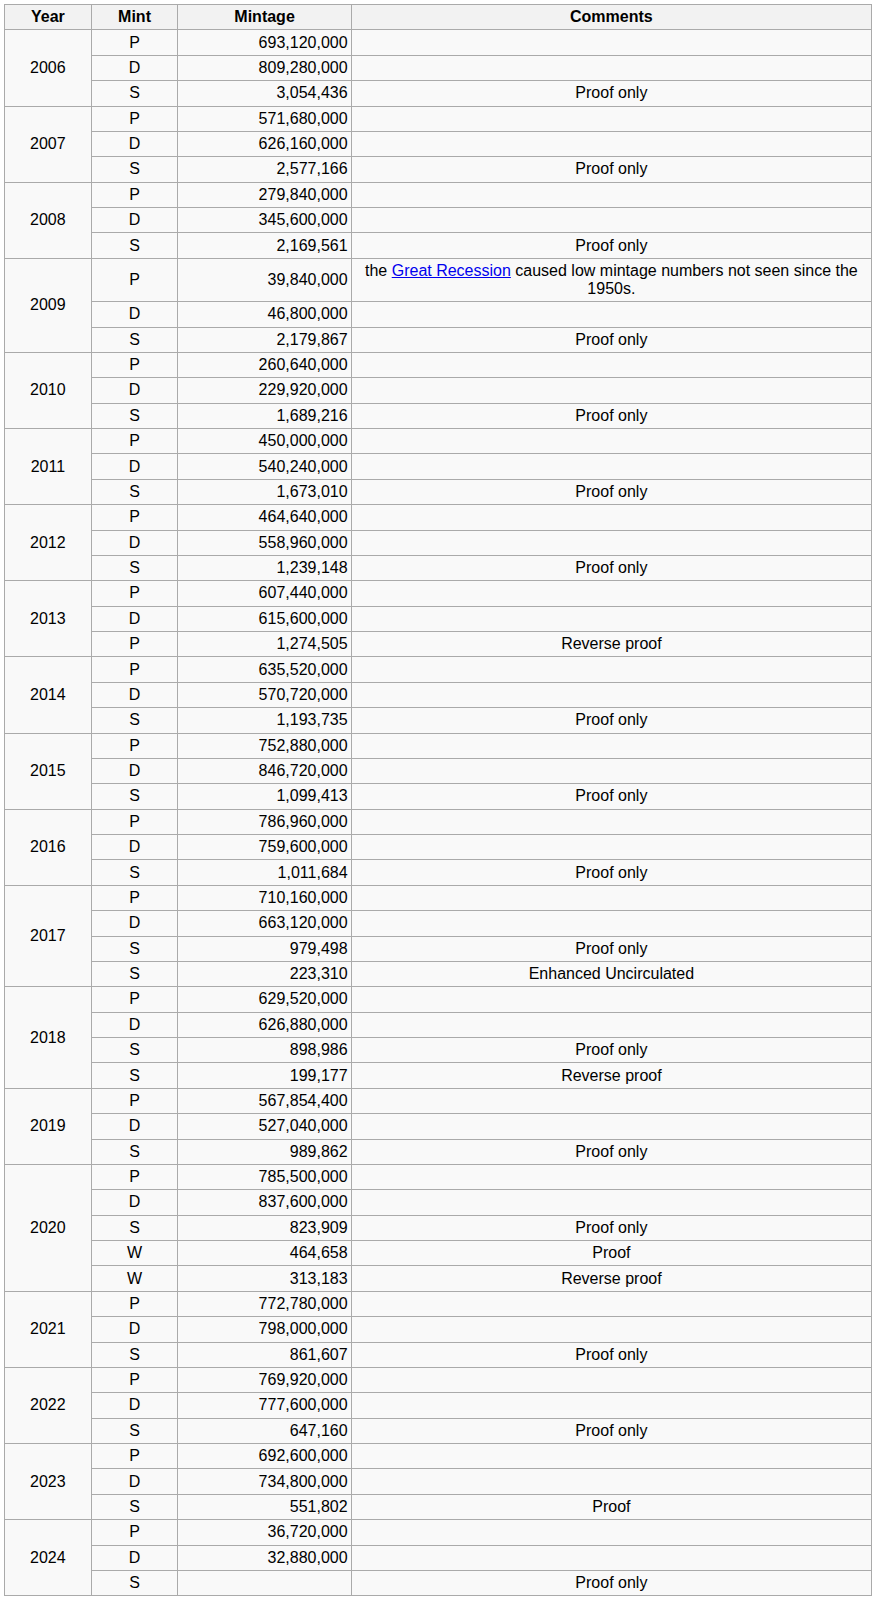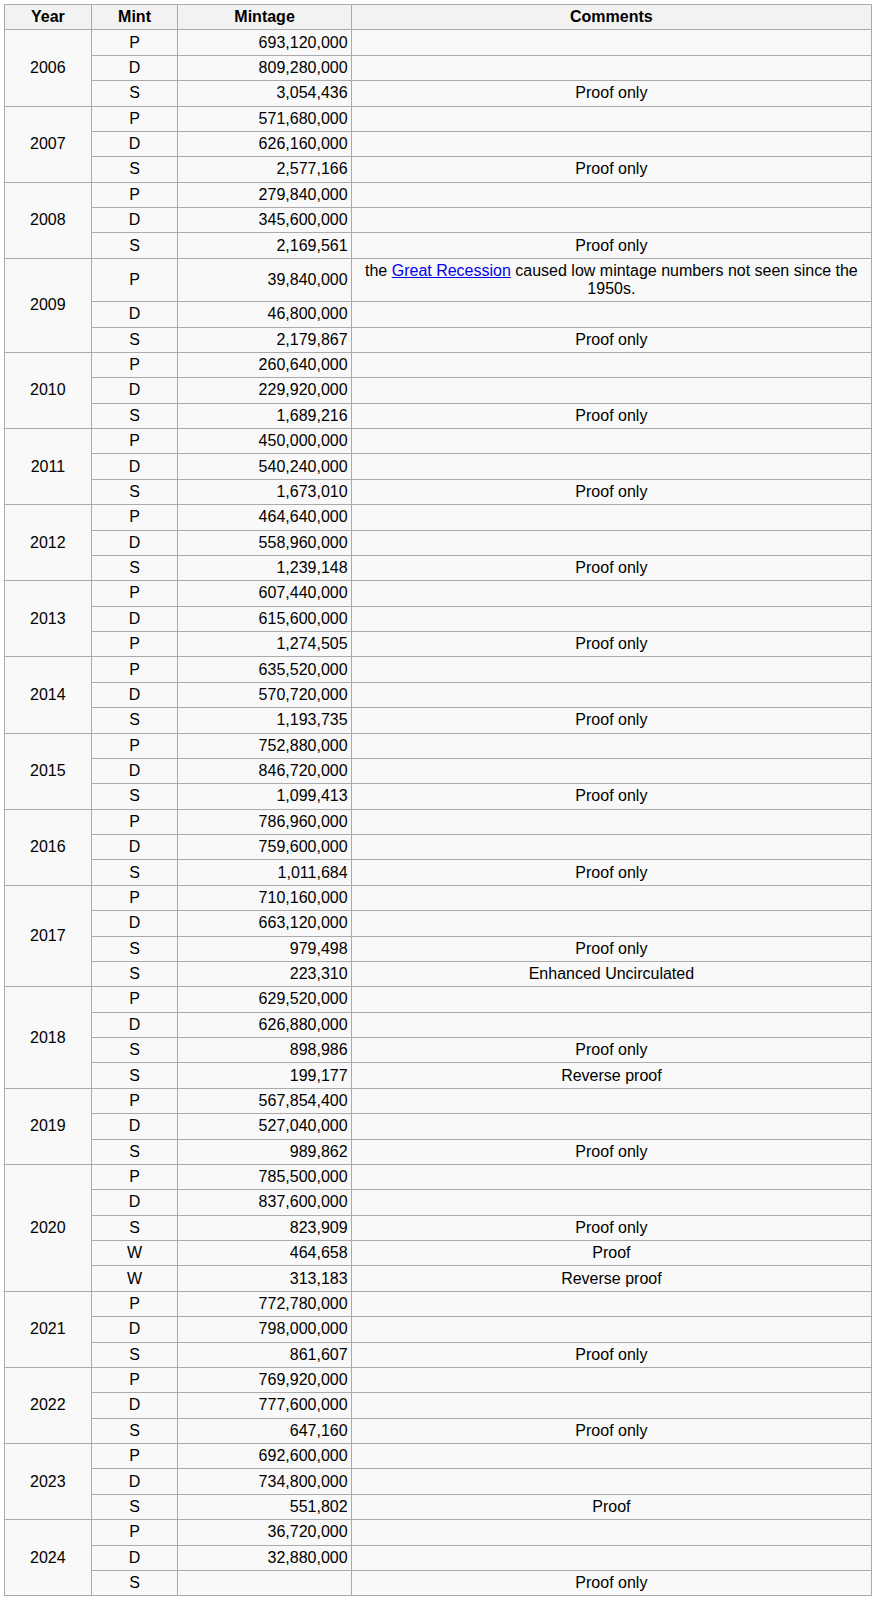(611, 644) Reverse proof -> (611, 644) Proof only
